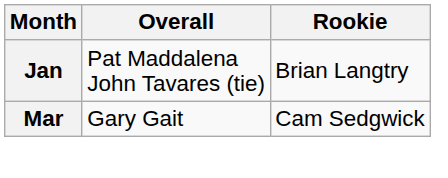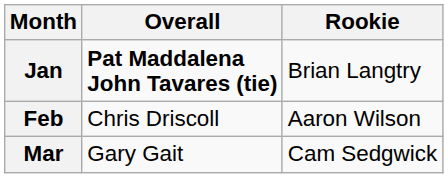(176, 70) normal -> (182, 70) bold
+ row: (43, 118)
